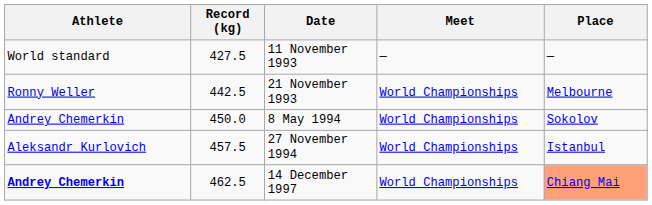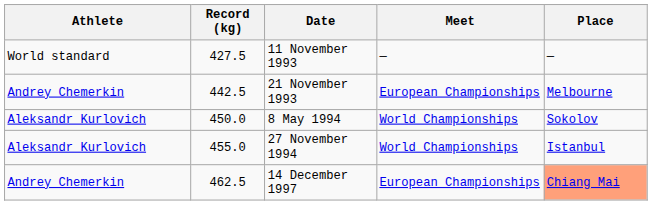(51, 92) Ronny Weller -> (66, 92) Andrey Chemerkin
(449, 92) World Championships -> (460, 92) European Championships
(66, 119) Andrey Chemerkin -> (77, 119) Aleksandr Kurlovich
+ row: (228, 147)
- row: (228, 147)
(66, 182) bold -> (66, 182) normal
(449, 182) World Championships -> (460, 182) European Championships
